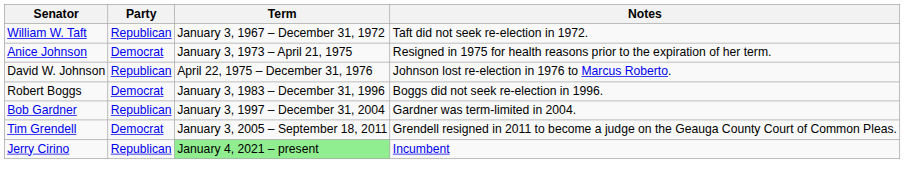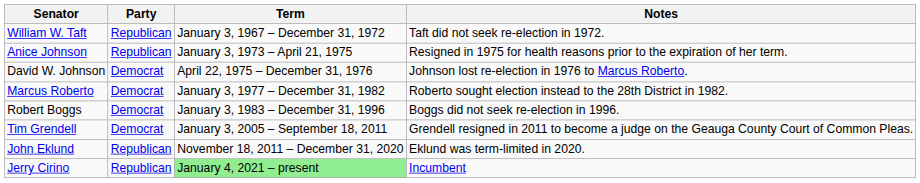(137, 52) Democrat -> (141, 52) Republican
(141, 71) Republican -> (137, 71) Democrat
+ row: (50, 91)
- row: (42, 110)
+ row: (41, 149)
